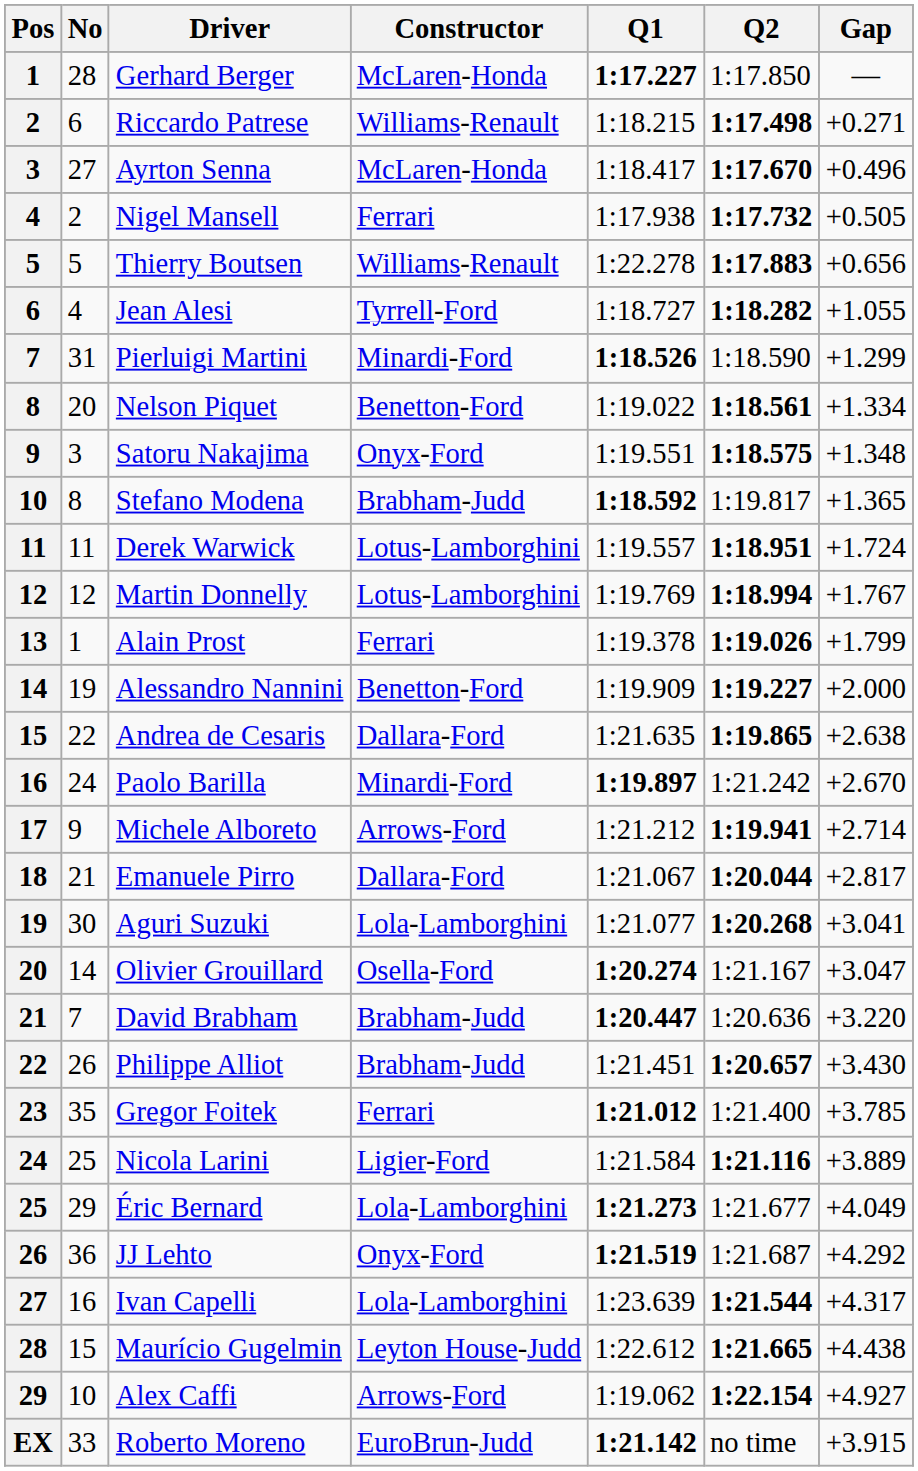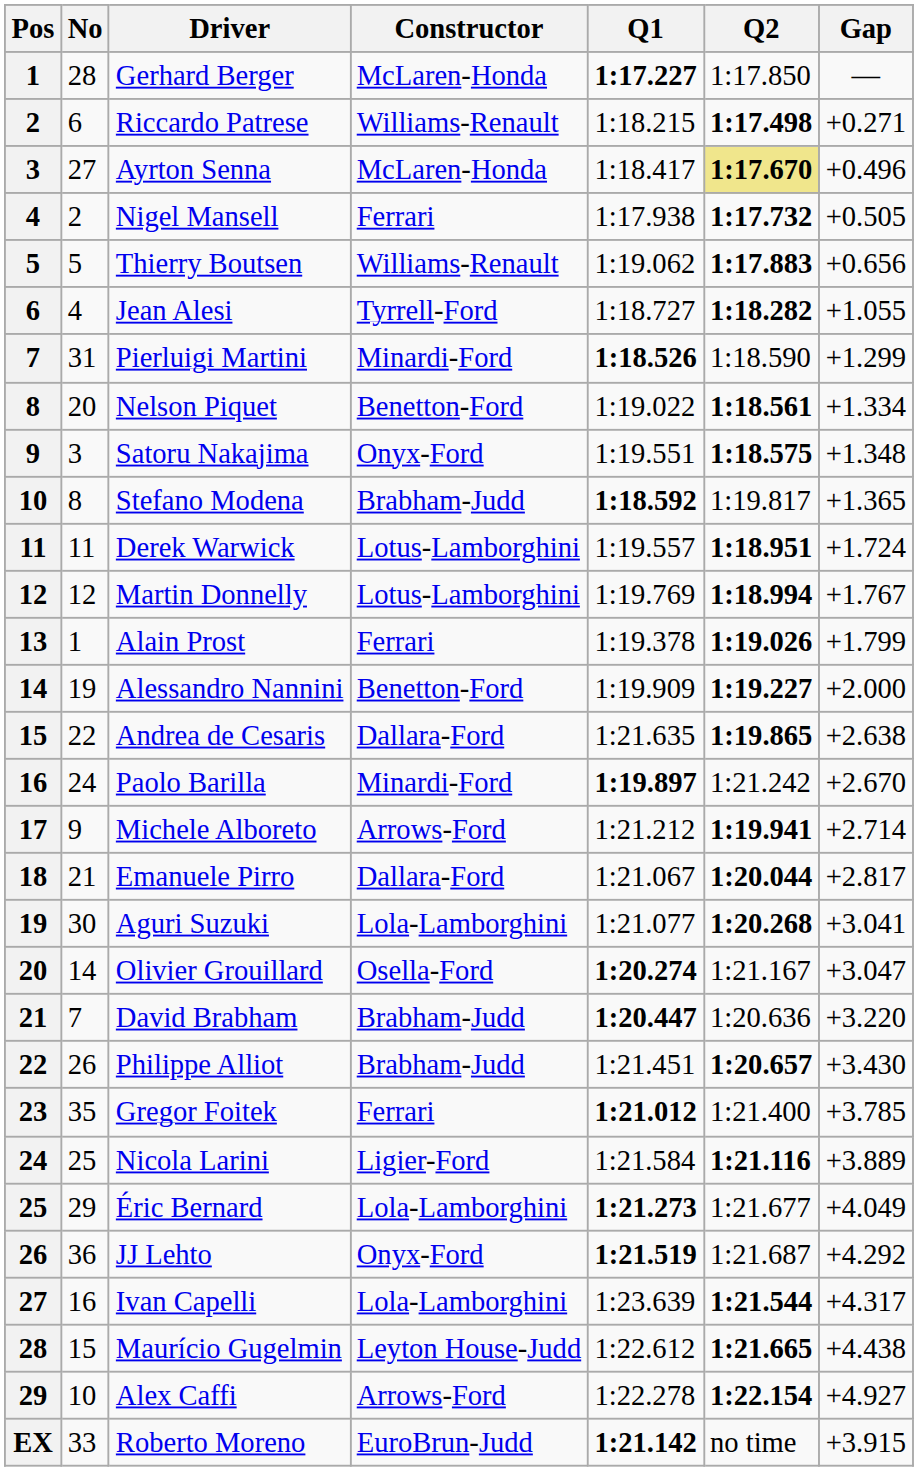(761, 169) no background -> (761, 169) khaki background
(645, 263) 1:22.278 -> (645, 263) 1:19.062
(645, 1394) 1:19.062 -> (645, 1394) 1:22.278
